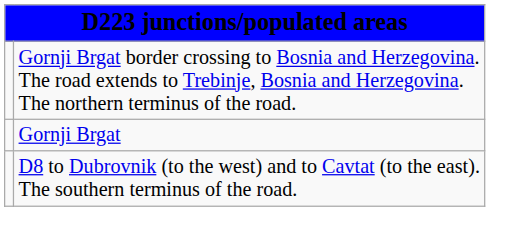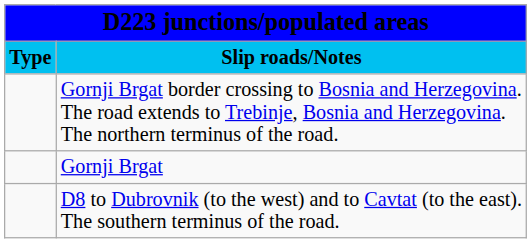+ row: (291, 57)
